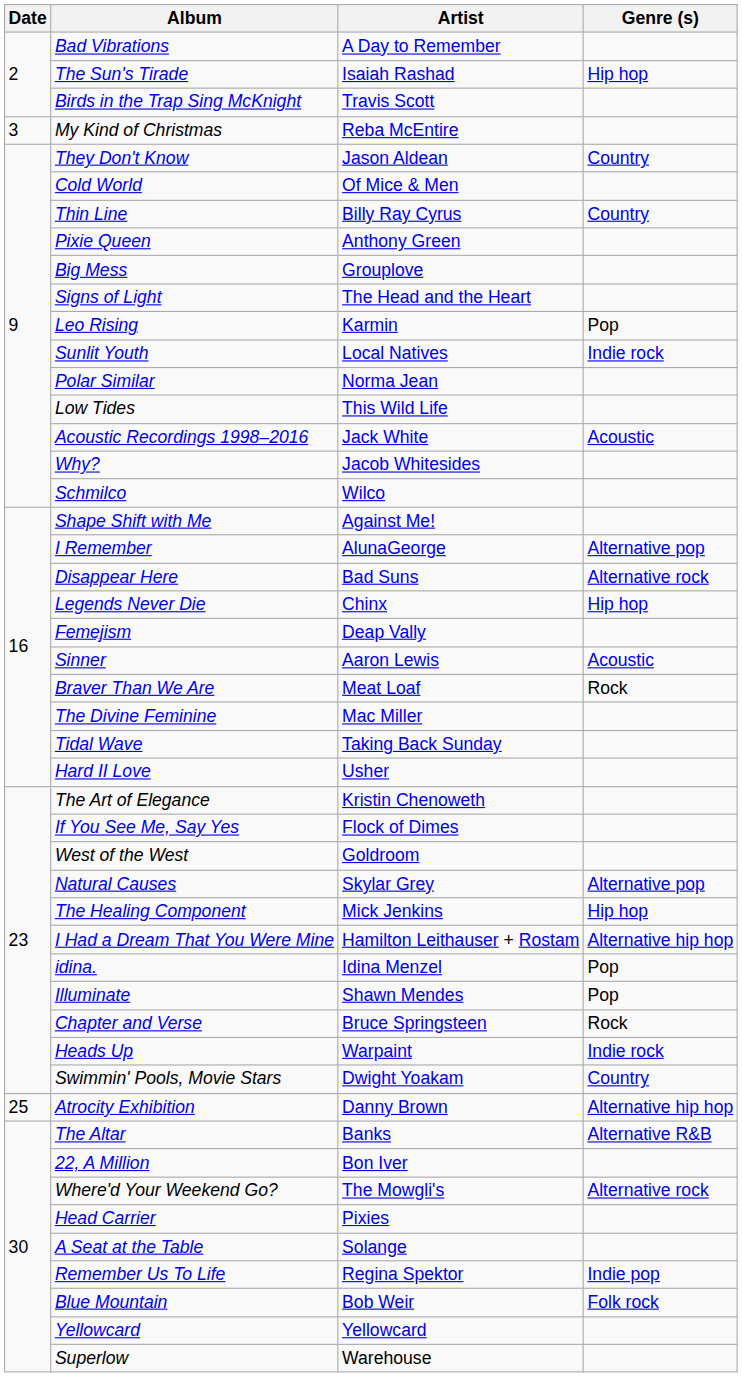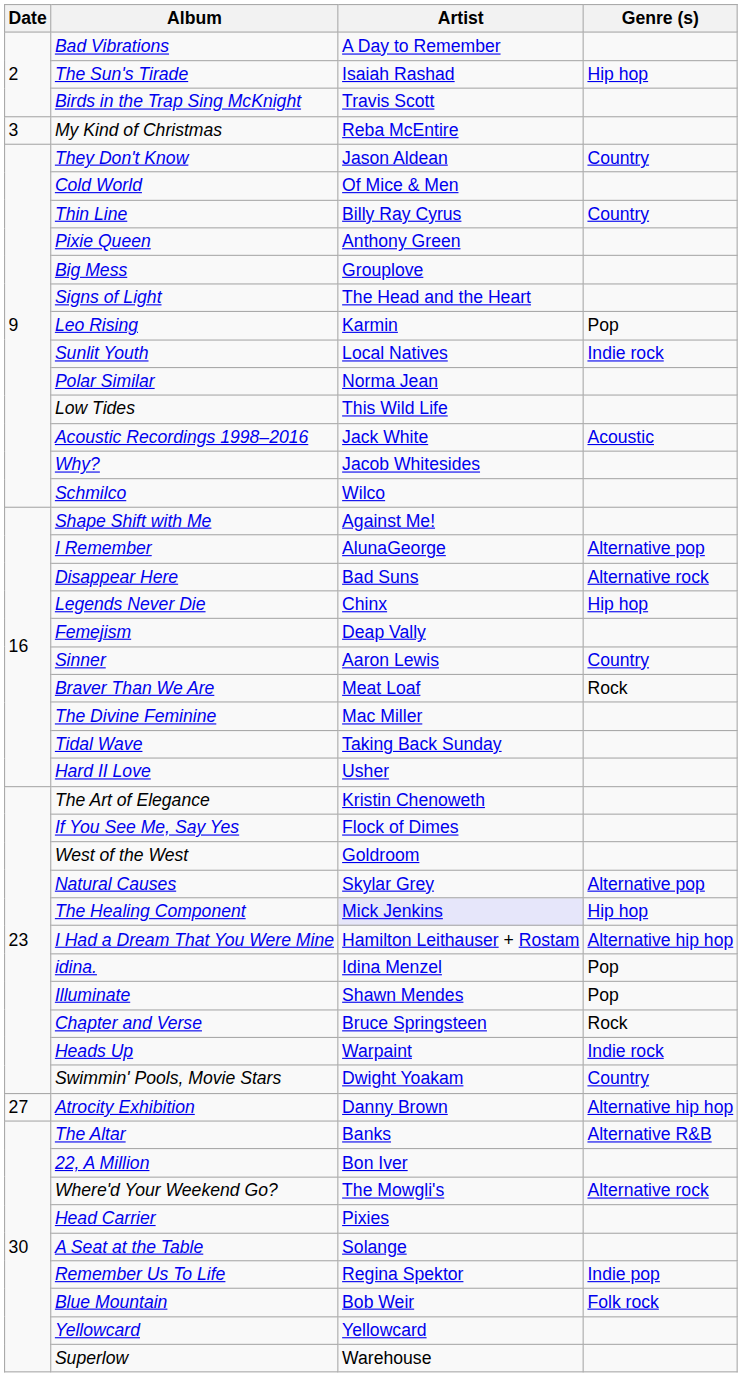(621, 660) Acoustic -> (618, 660) Country
(392, 911) no background -> (392, 911) lavender background
(18, 1107) 25 -> (18, 1107) 27
